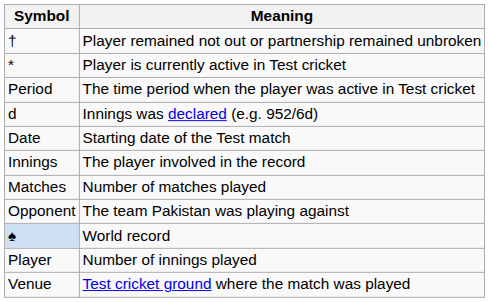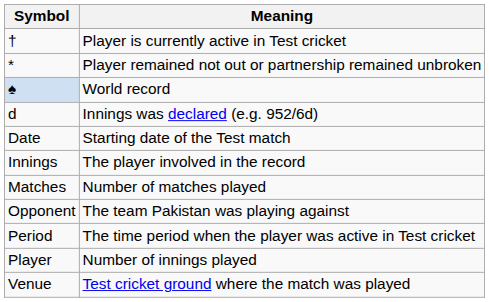(282, 41) Player remained not out or partnership remained unbroken -> (214, 41) Player is currently active in Test cricket
(214, 65) Player is currently active in Test cricket -> (282, 65) Player remained not out or partnership remained unbroken
rows swapped: (12, 235) <-> (30, 89)
